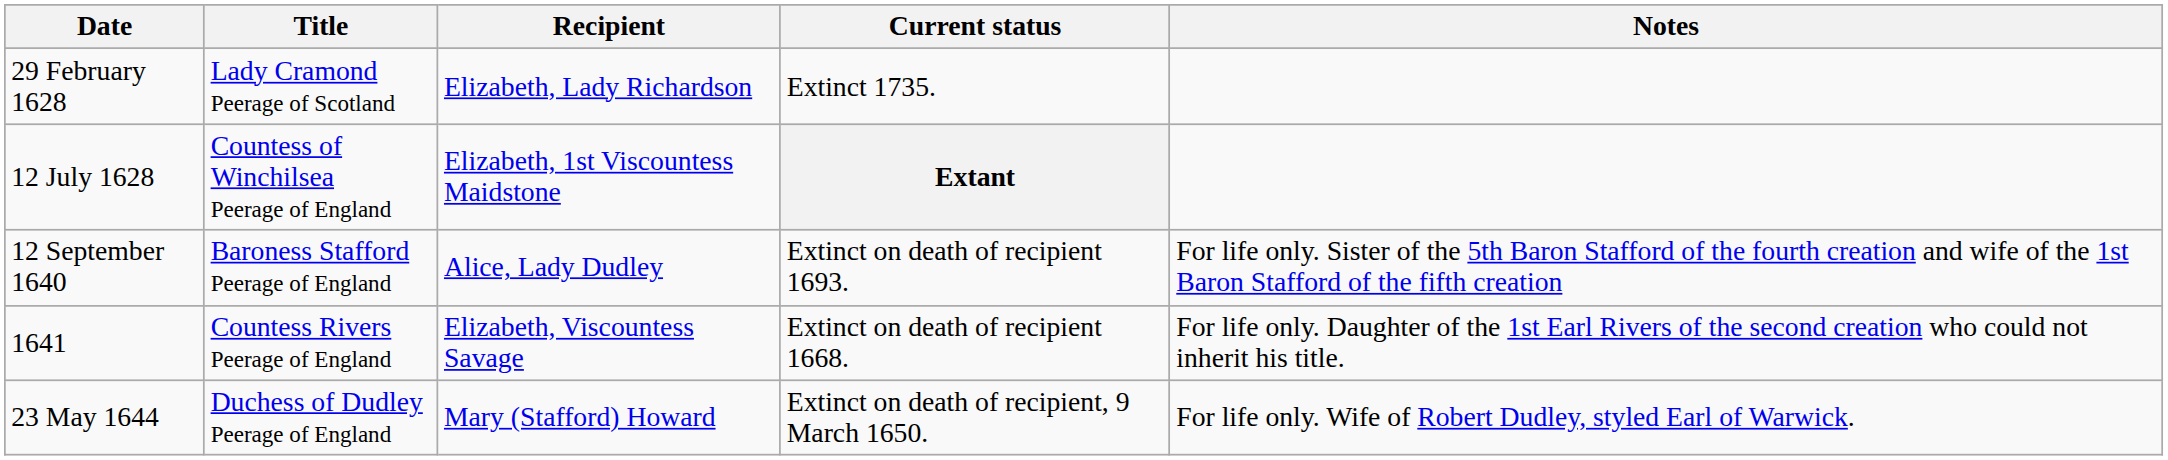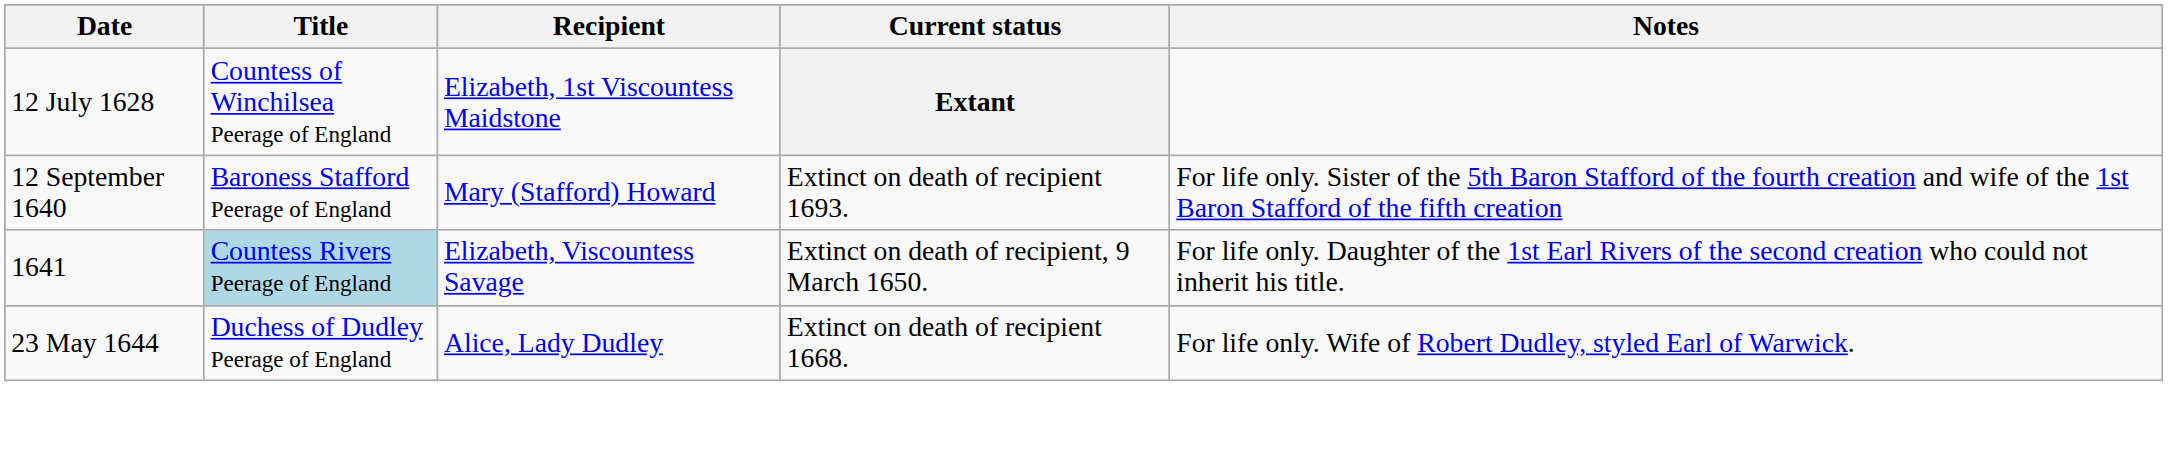- row: (79, 85)
(553, 267) Alice, Lady Dudley -> (580, 192) Mary (Stafford) Howard
(301, 342) no background -> (301, 267) lightblue background
(944, 342) Extinct on death of recipient 1668. -> (958, 267) Extinct on death of recipient, 9 March 1650.
(580, 417) Mary (Stafford) Howard -> (553, 342) Alice, Lady Dudley
(958, 417) Extinct on death of recipient, 9 March 1650. -> (944, 342) Extinct on death of recipient 1668.
